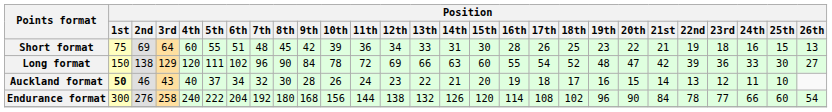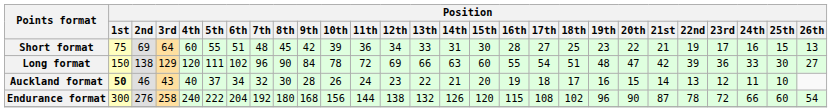(544, 47) 26 -> (544, 47) 27
(723, 47) 18 -> (723, 47) 17
(574, 64) 52 -> (574, 64) 51
(514, 99) 114 -> (514, 99) 115
(663, 99) 84 -> (663, 99) 87
(723, 99) 77 -> (723, 99) 72
